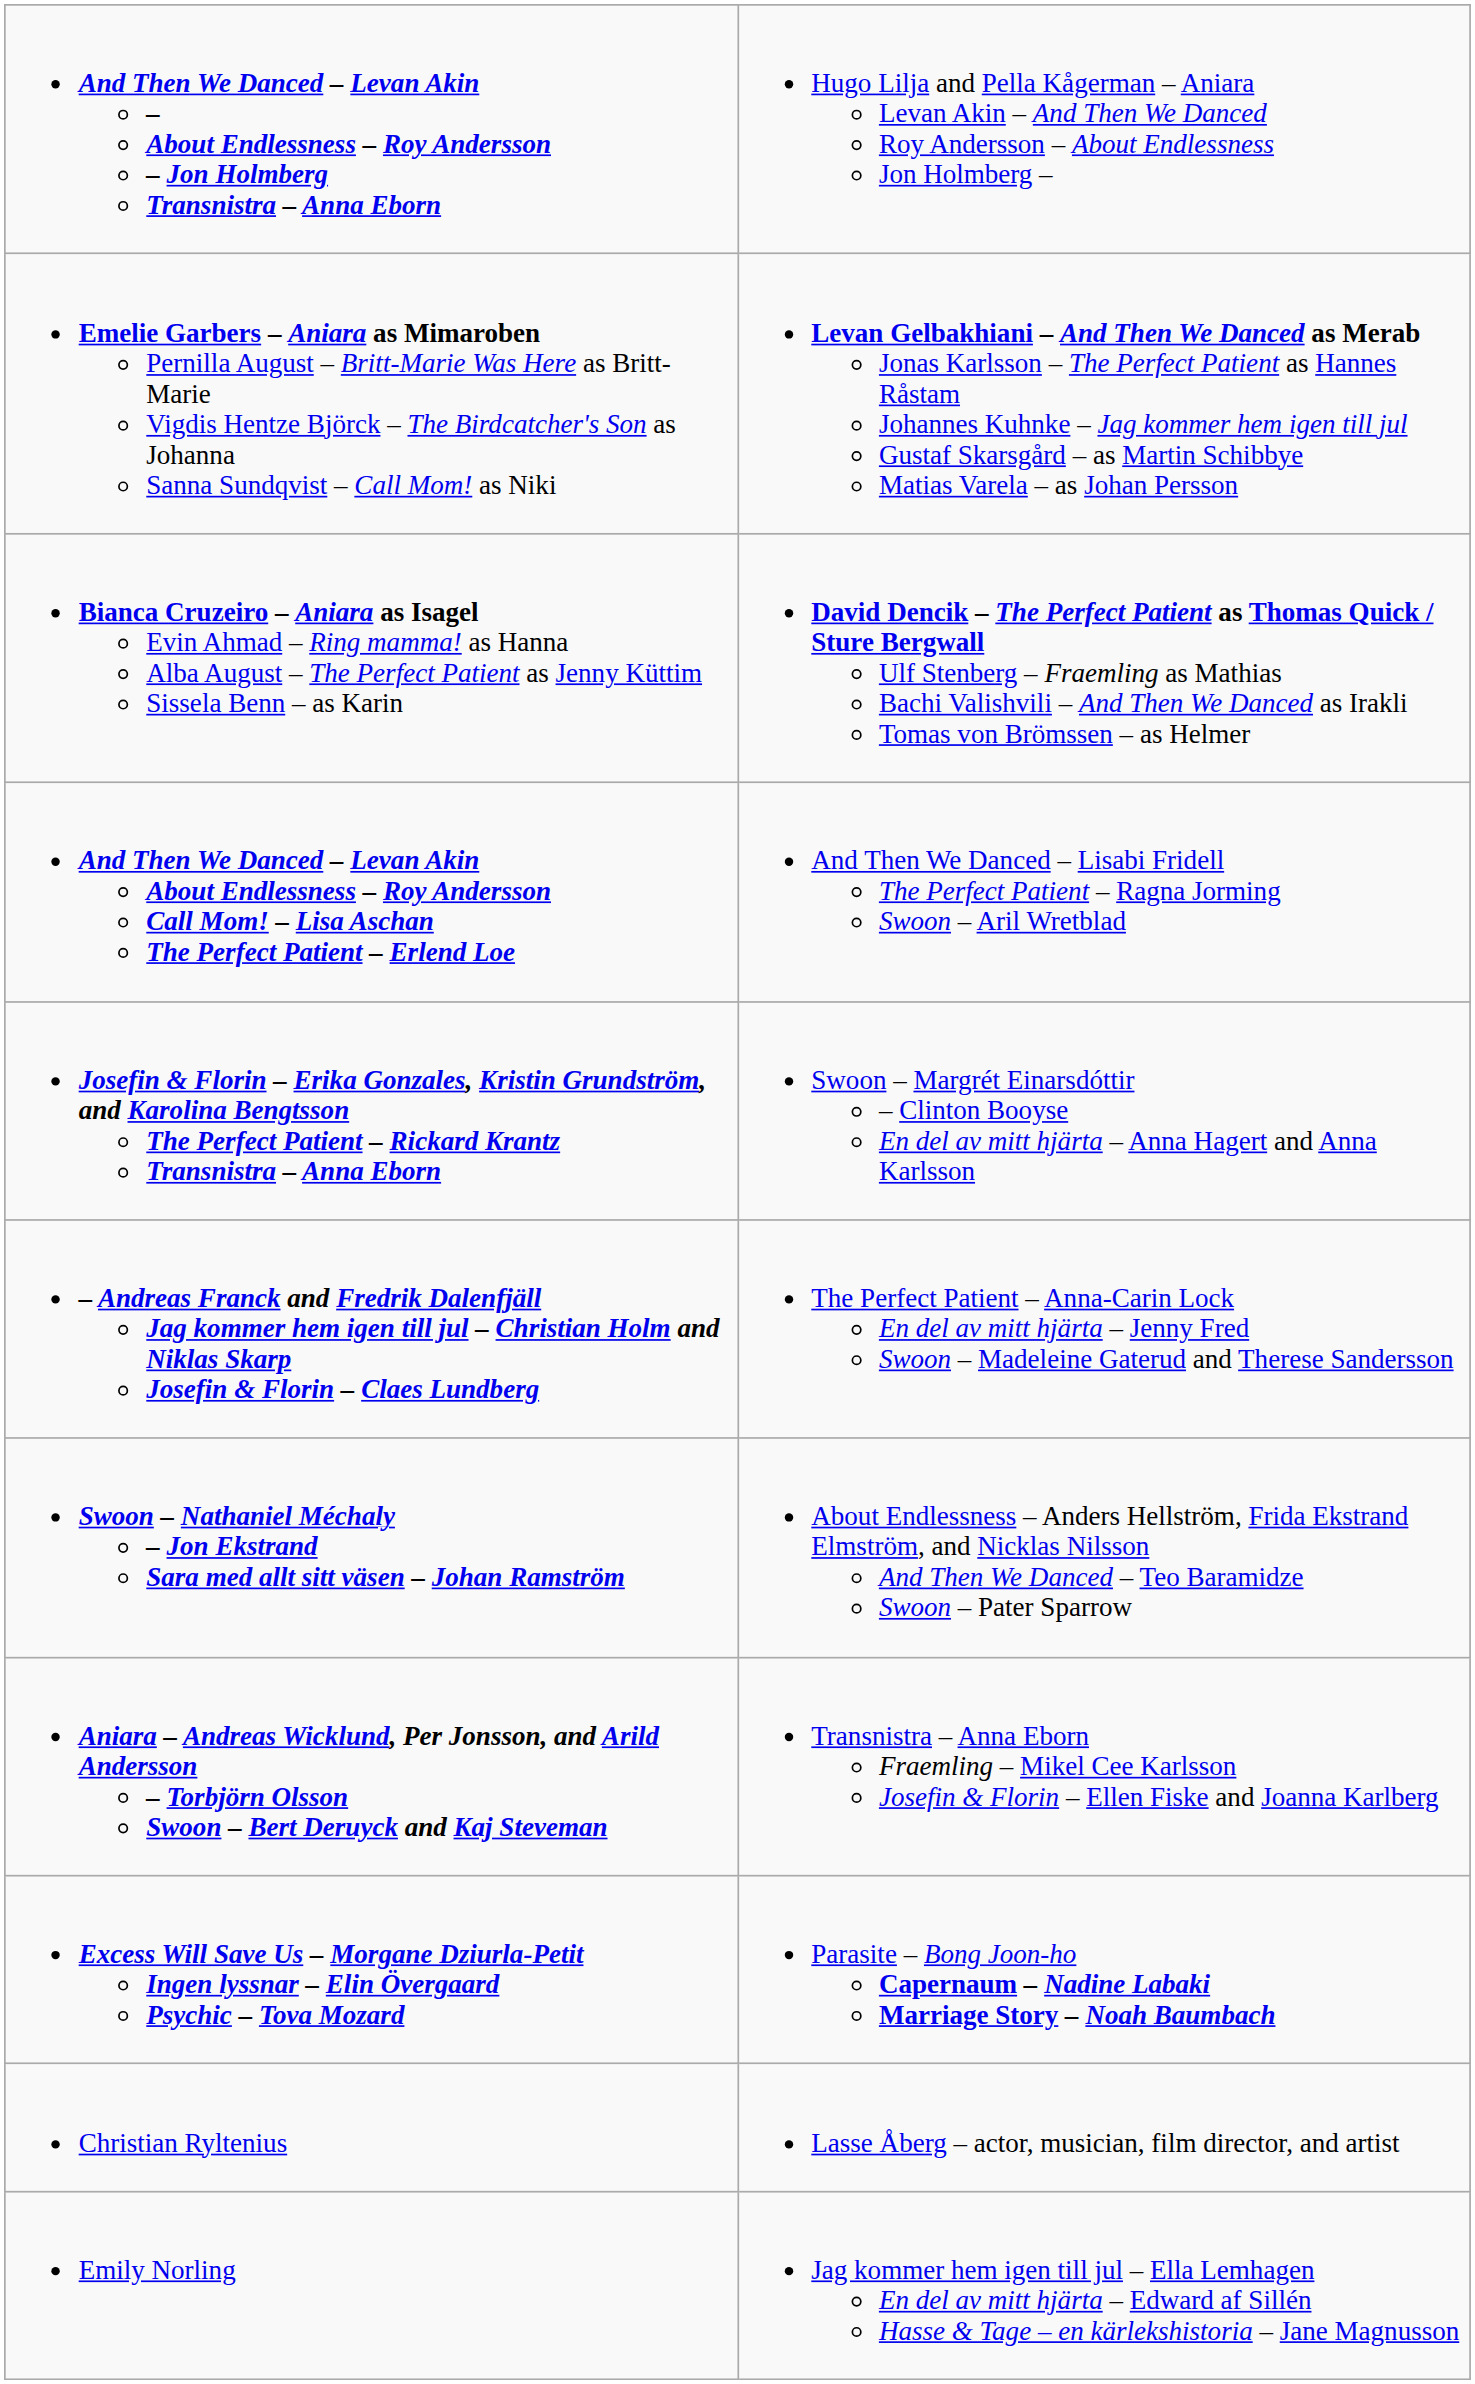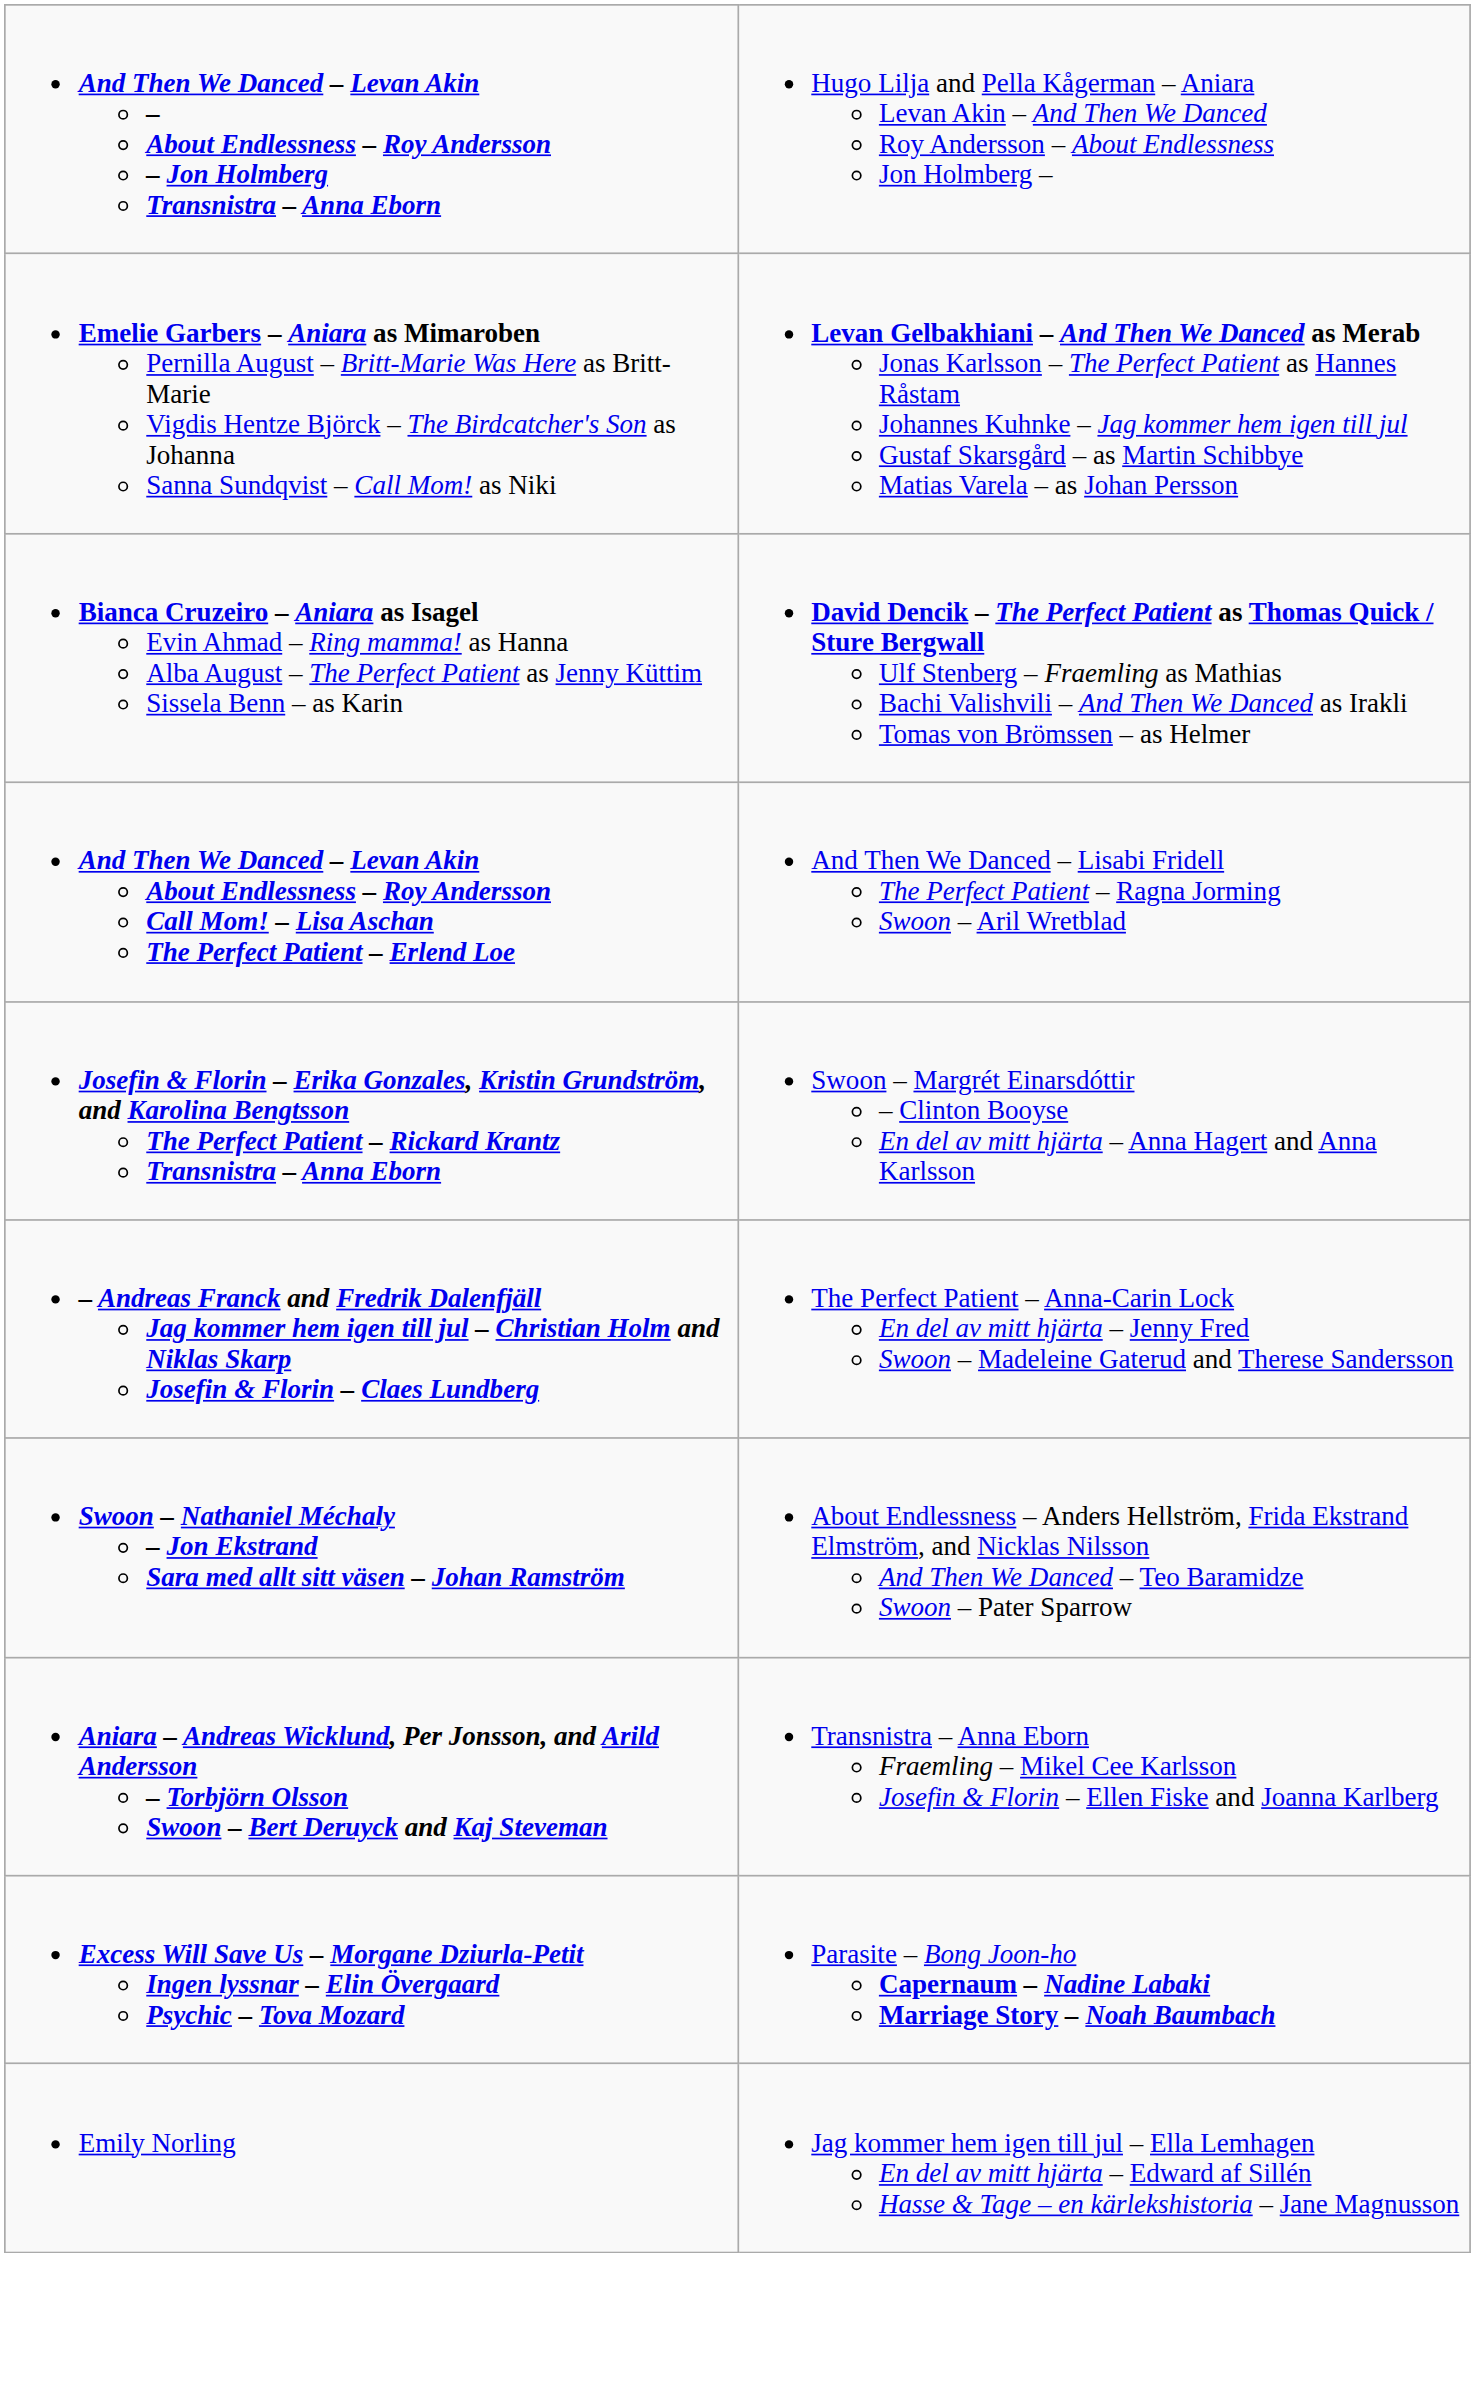- row: (371, 2143)
